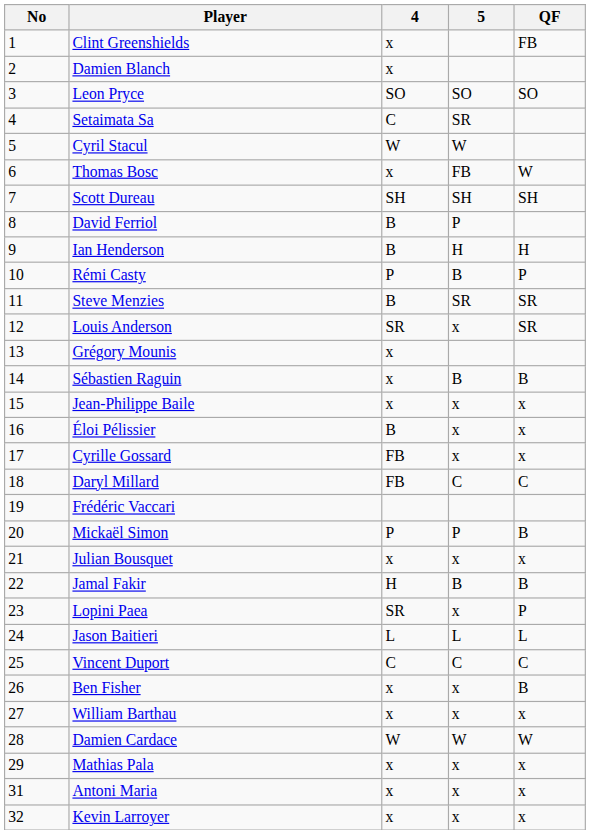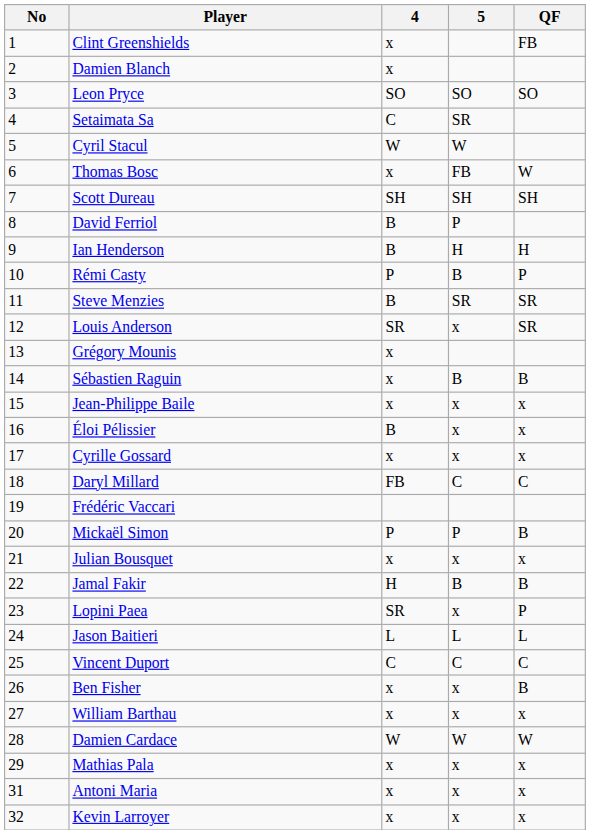(395, 455) FB -> (389, 455) x
